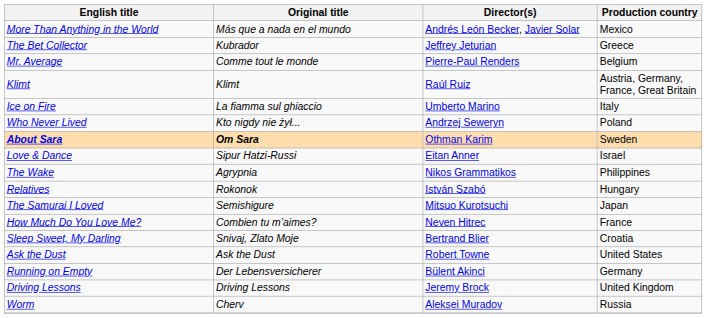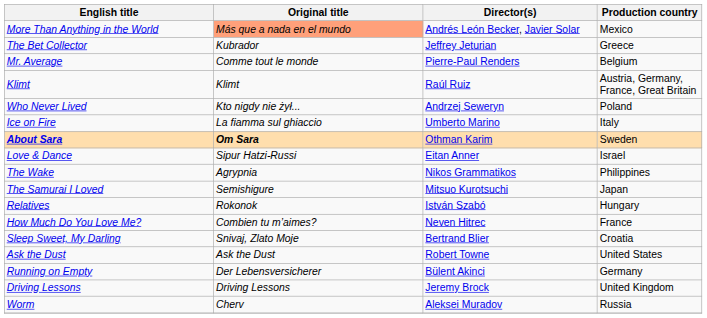(283, 29) no background -> (283, 29) lightsalmon background
rows swapped: (47, 123) <-> (31, 106)
rows swapped: (28, 189) <-> (55, 205)
